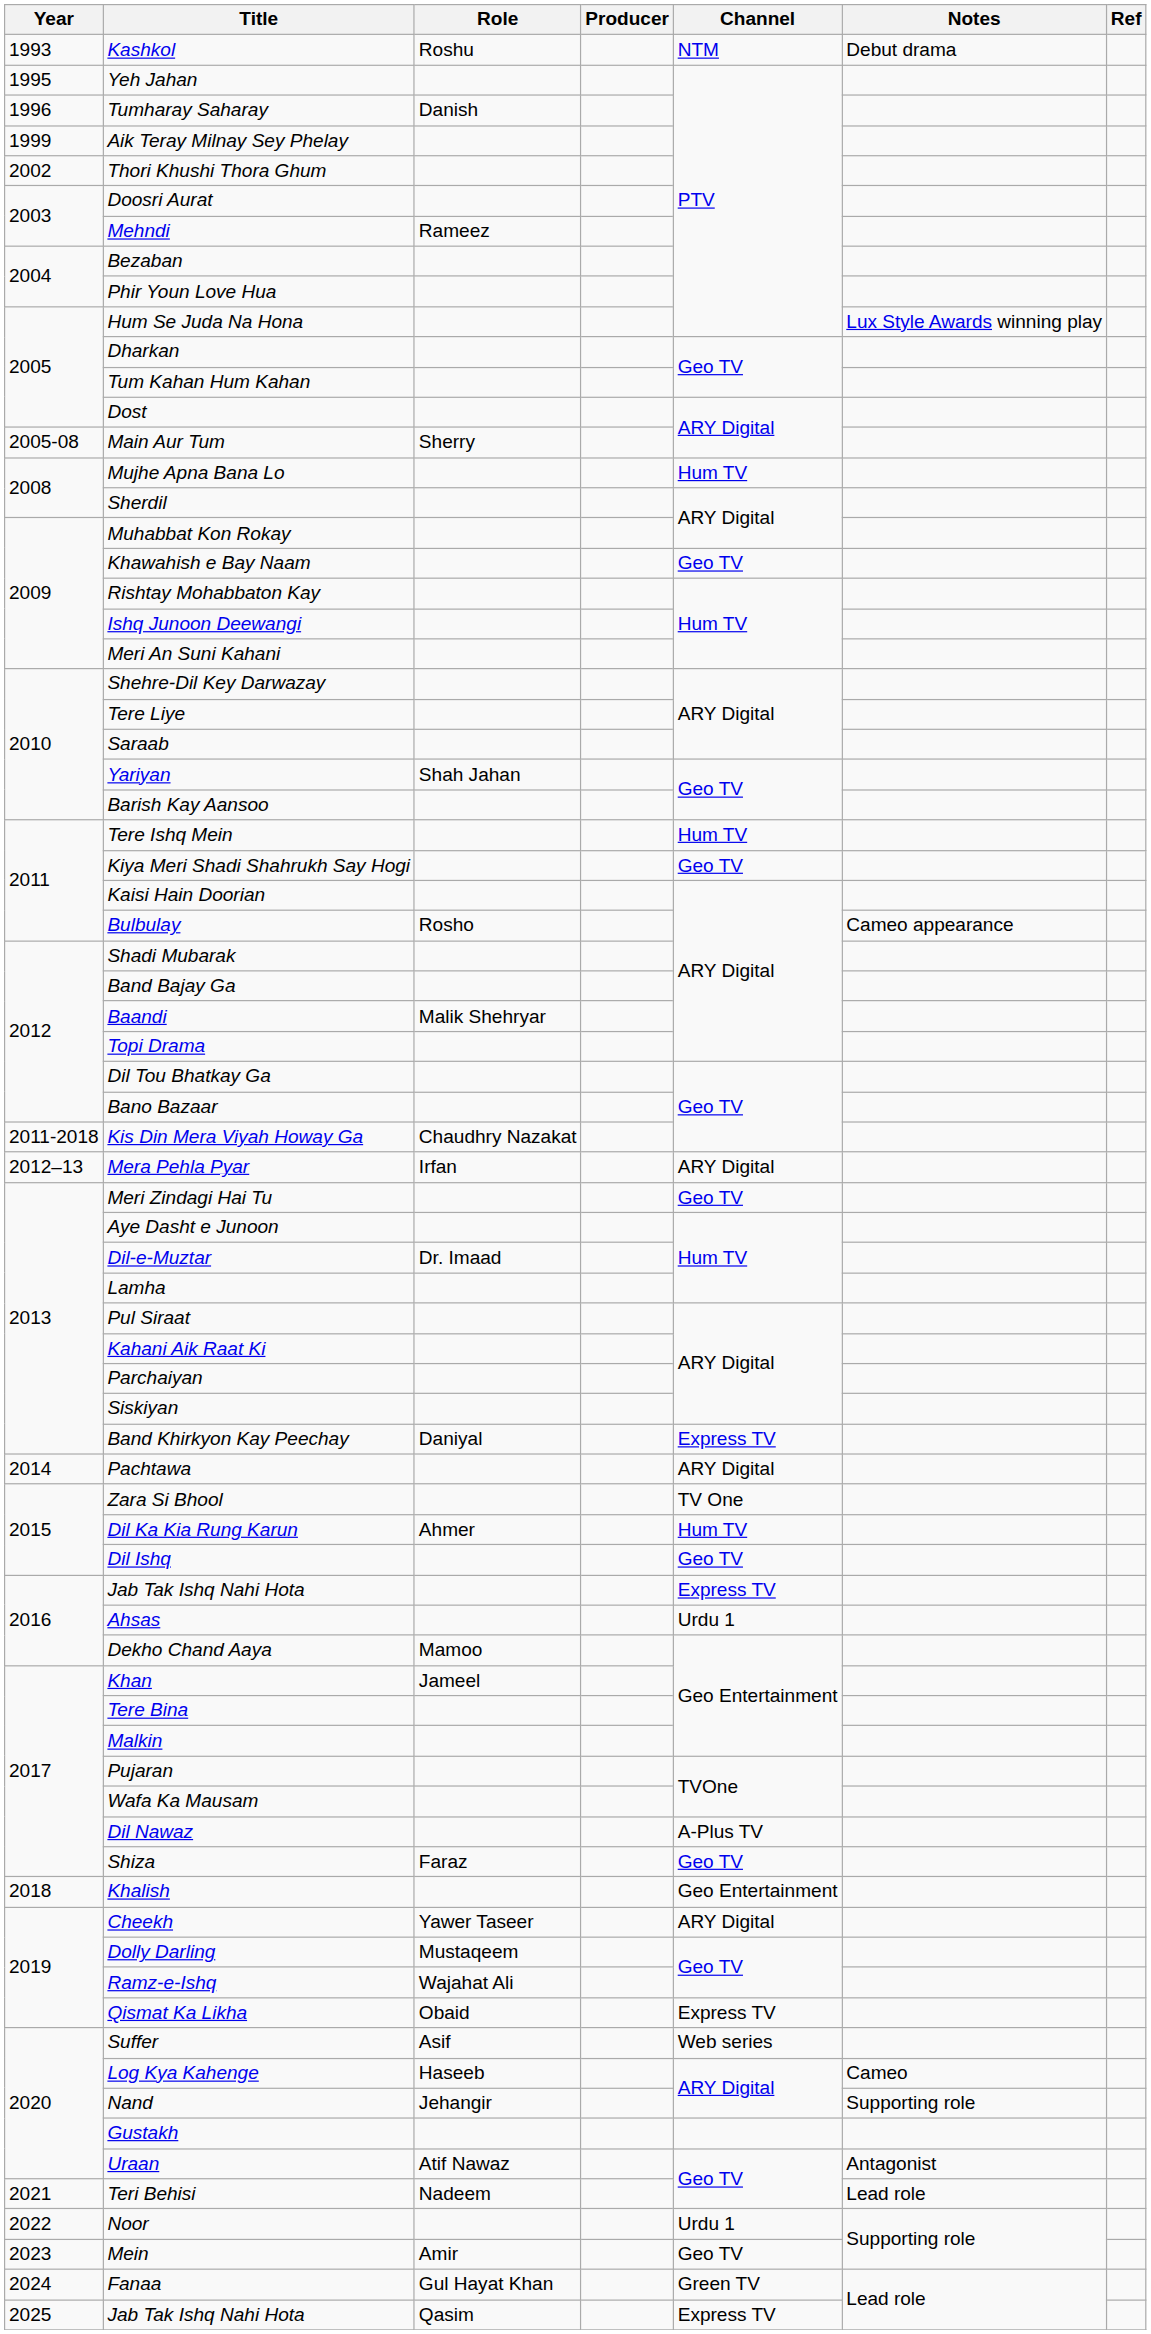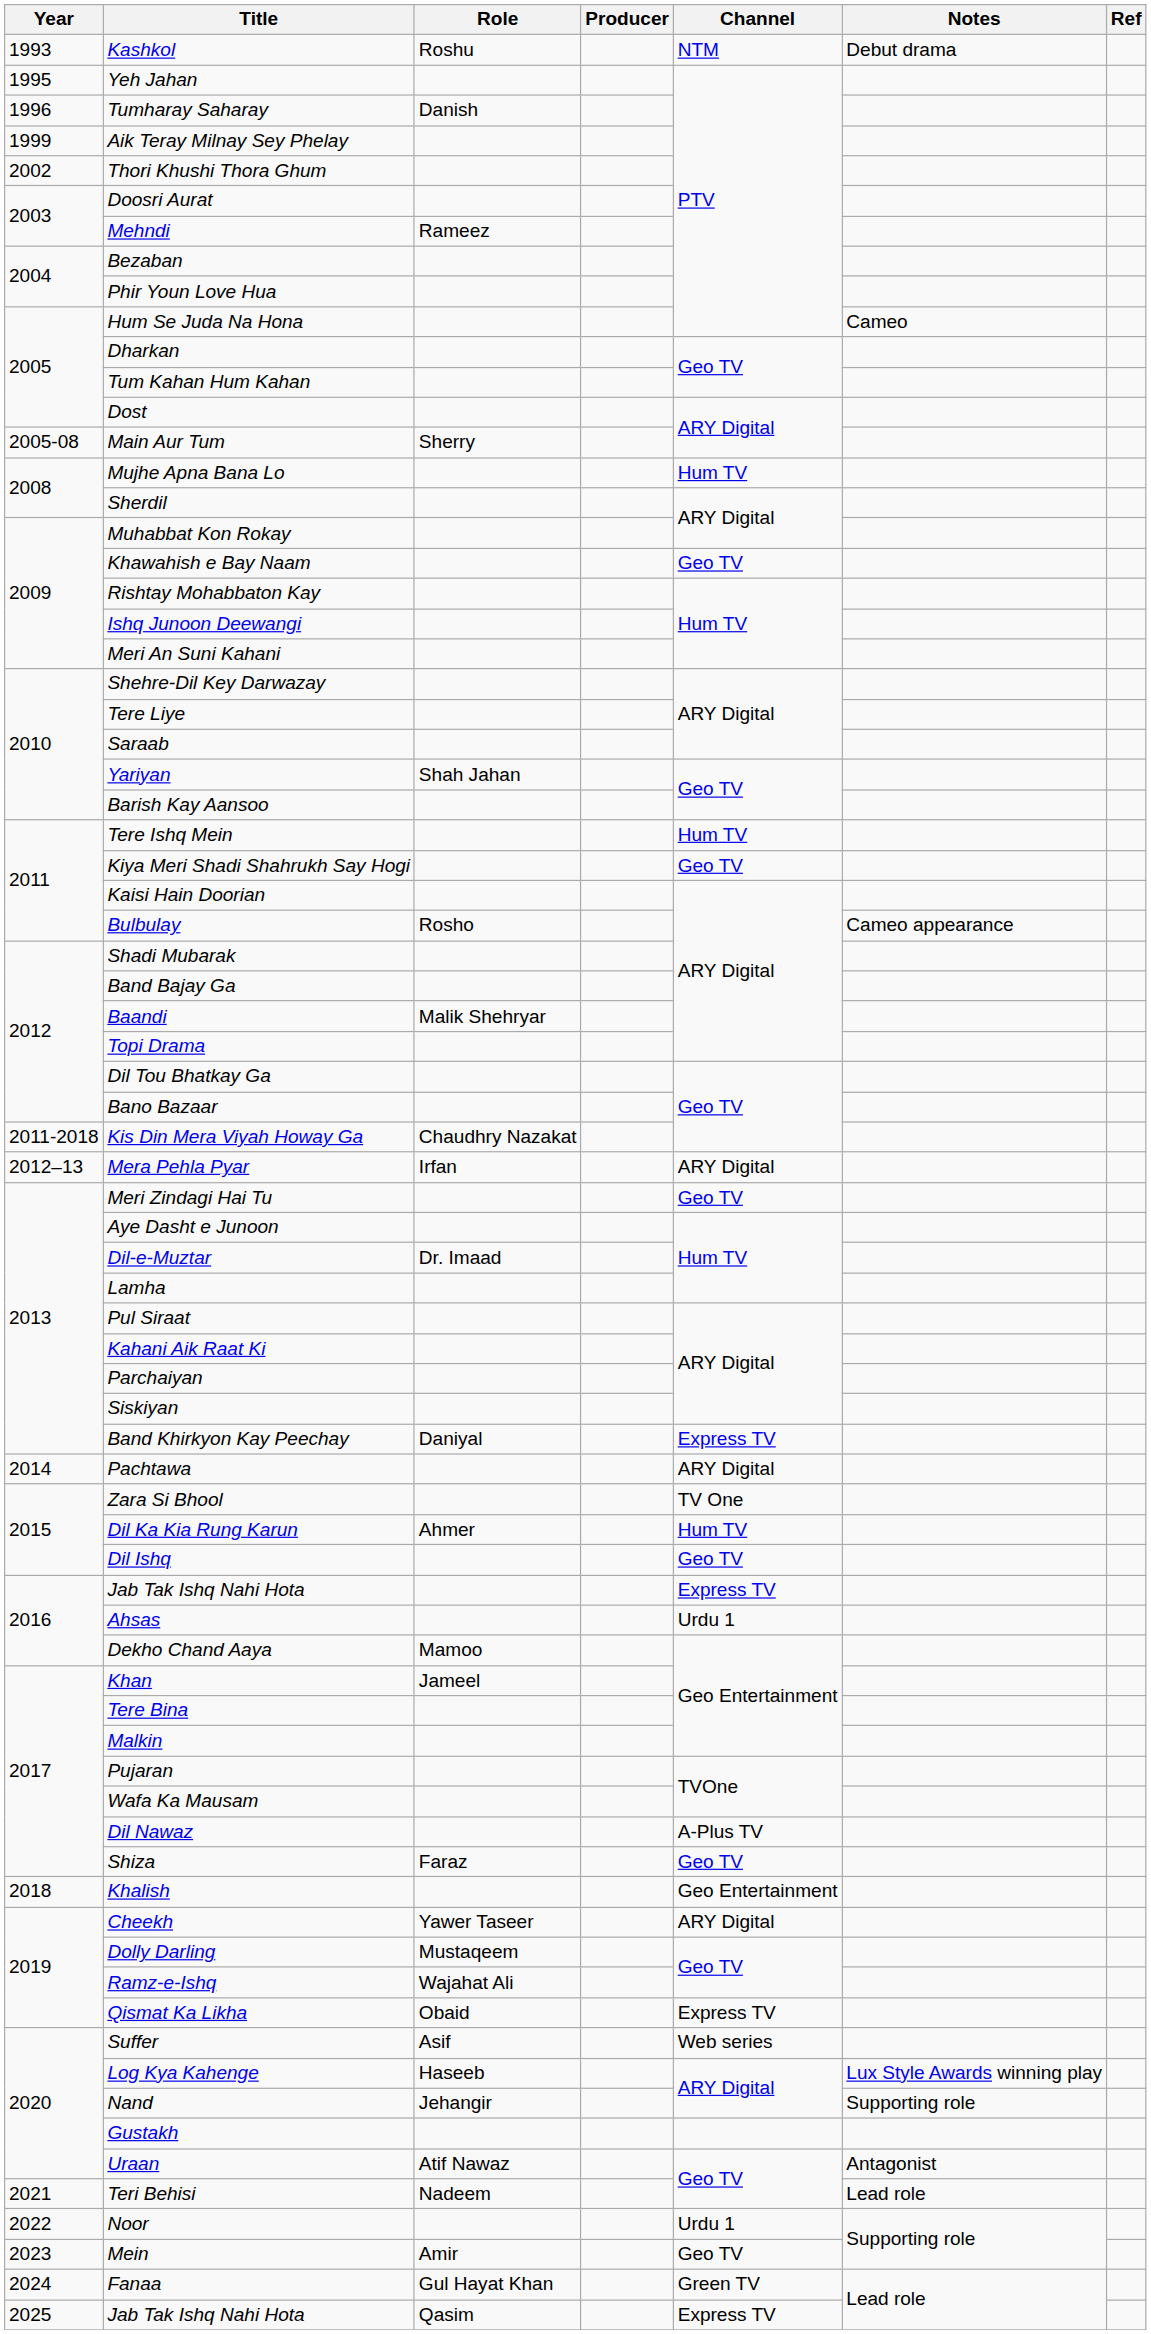(974, 321) Lux Style Awards winning play -> (877, 321) Cameo
(877, 2072) Cameo -> (974, 2072) Lux Style Awards winning play
